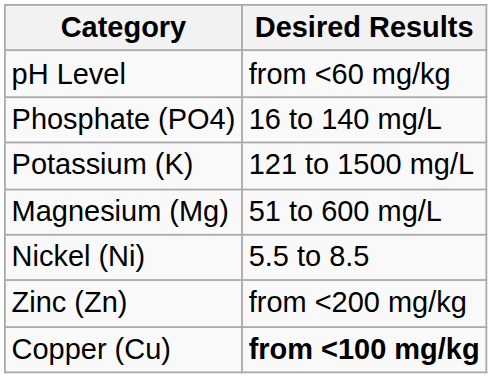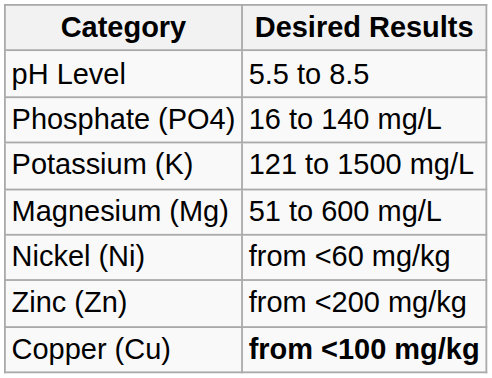(350, 73) from <60 mg/kg -> (309, 73) 5.5 to 8.5
(309, 257) 5.5 to 8.5 -> (350, 257) from <60 mg/kg
